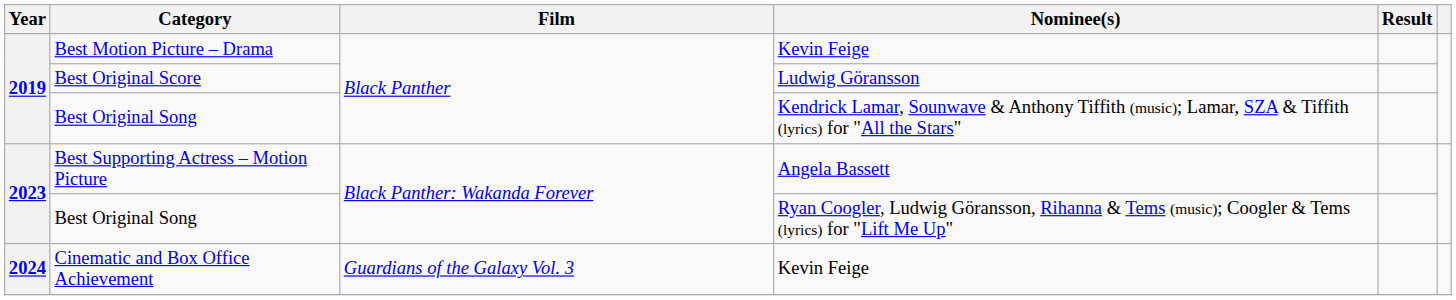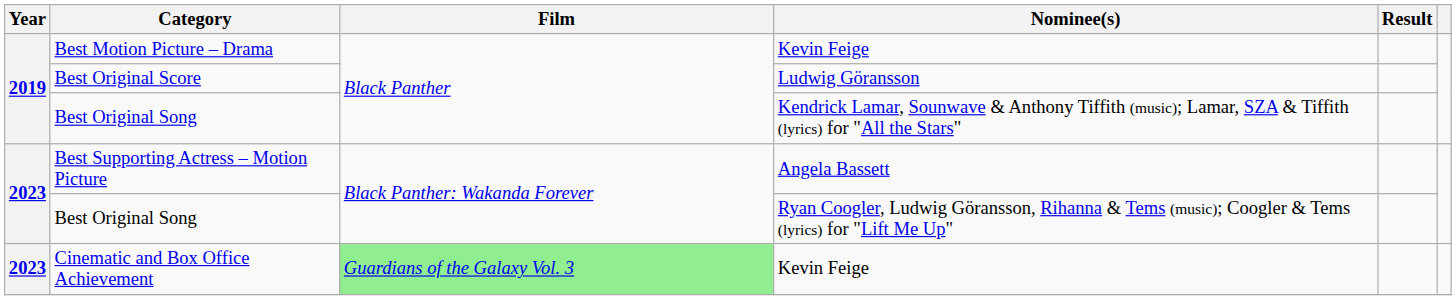(27, 268) 2024 -> (27, 268) 2023
(459, 268) no background -> (459, 268) lightgreen background
